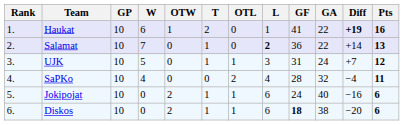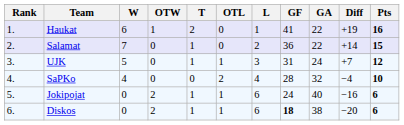- column: (125, 12)
(354, 29) bold -> (349, 29) normal
(267, 45) bold -> (257, 45) normal
(380, 45) 13 -> (378, 45) 15
(379, 78) 11 -> (378, 78) 10
